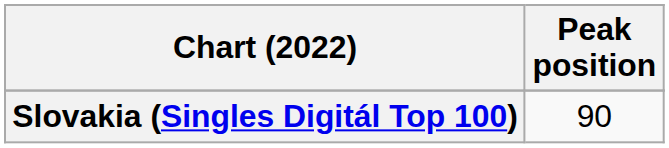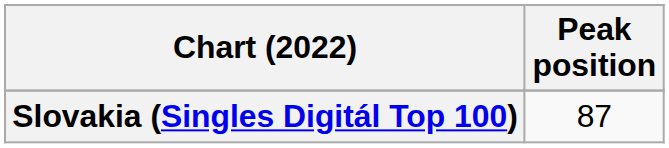(594, 116) 90 -> (594, 116) 87
